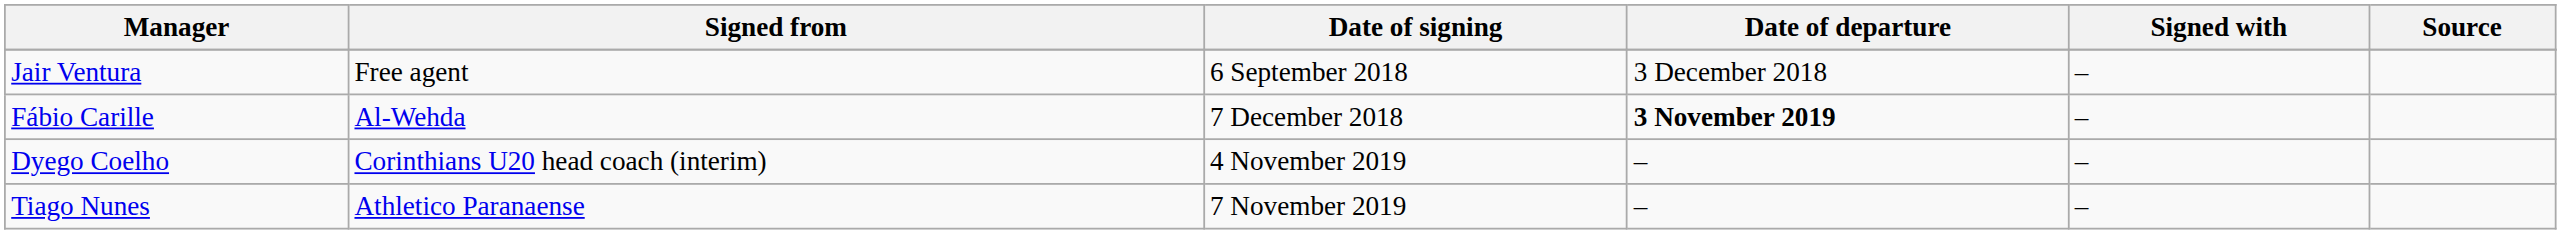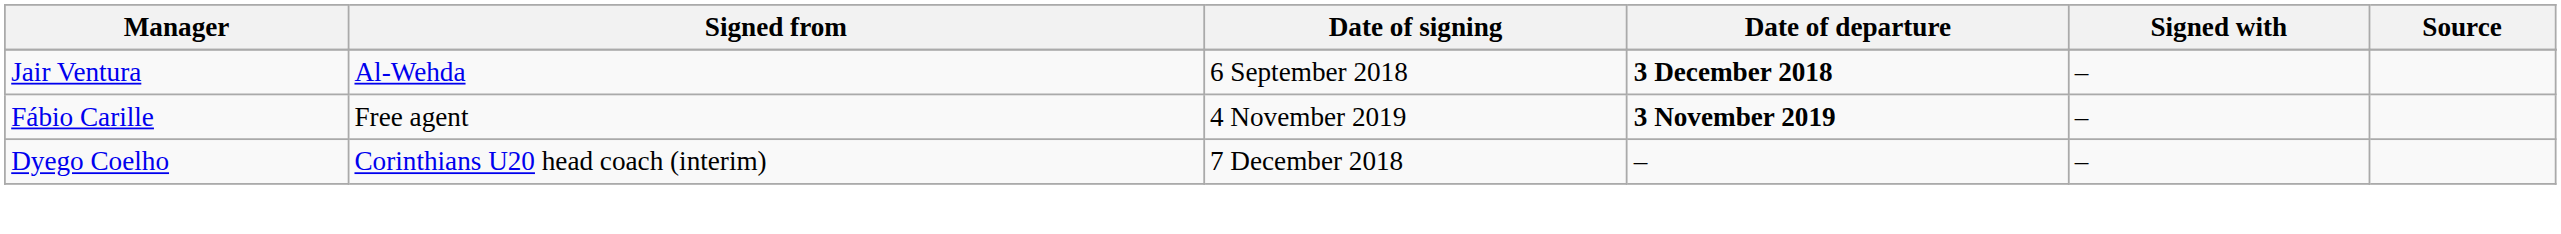(411, 71) Free agent -> (410, 71) Al-Wehda
(1730, 71) normal -> (1733, 71) bold
(410, 116) Al-Wehda -> (411, 116) Free agent
(1307, 116) 7 December 2018 -> (1308, 116) 4 November 2019
(1308, 161) 4 November 2019 -> (1307, 161) 7 December 2018
- row: (81, 206)
